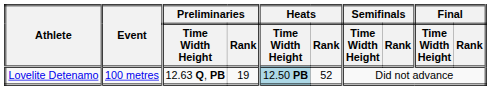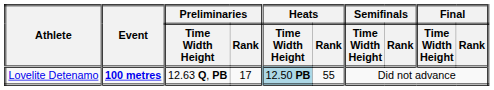(132, 76) normal -> (133, 76) bold
(243, 76) 19 -> (246, 76) 17
(326, 76) 52 -> (329, 76) 55
